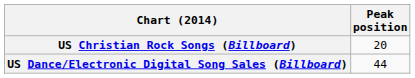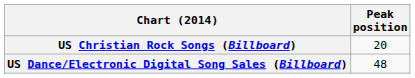(380, 64) 44 -> (380, 64) 48
